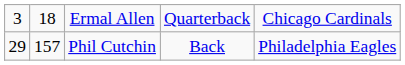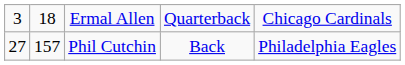(17, 45) 29 -> (17, 45) 27
